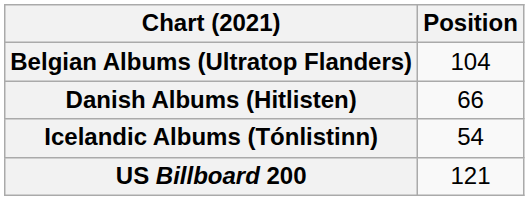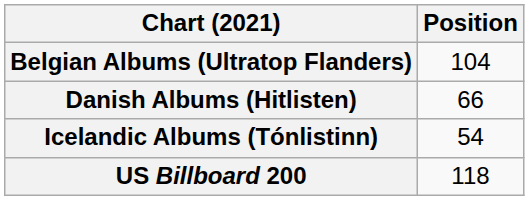(470, 175) 121 -> (470, 175) 118
